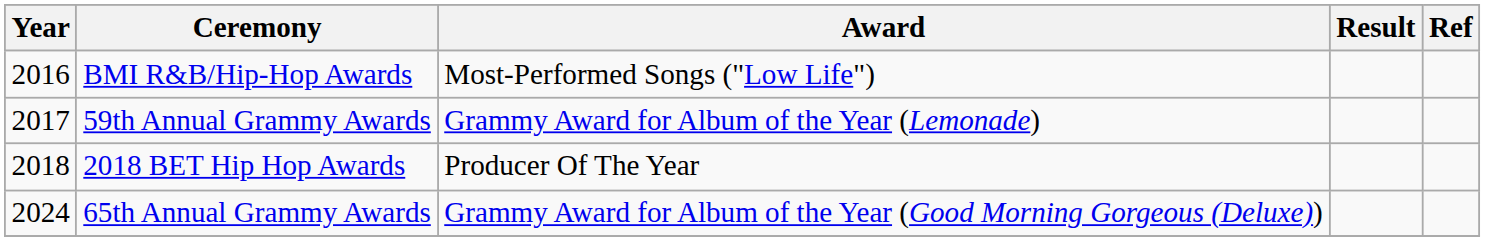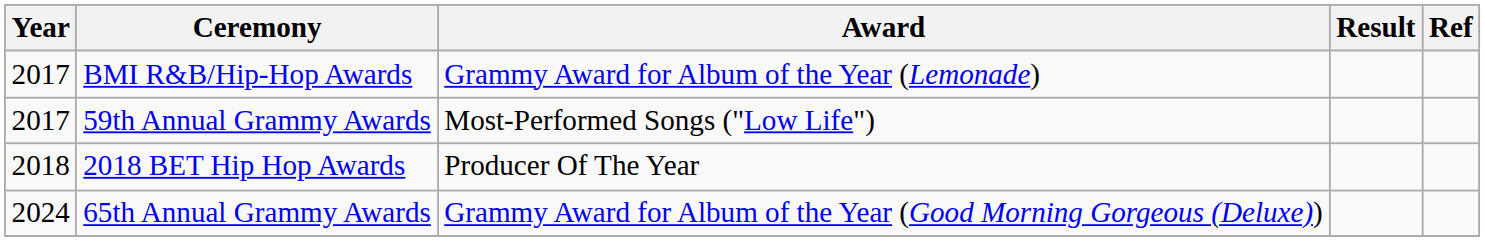(41, 73) 2016 -> (41, 73) 2017
(660, 73) Most-Performed Songs ("Low Life") -> (742, 73) Grammy Award for Album of the Year (Lemonade)
(742, 119) Grammy Award for Album of the Year (Lemonade) -> (660, 119) Most-Performed Songs ("Low Life")
